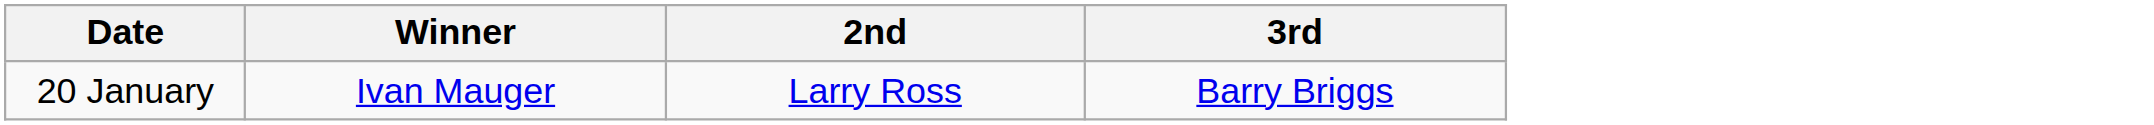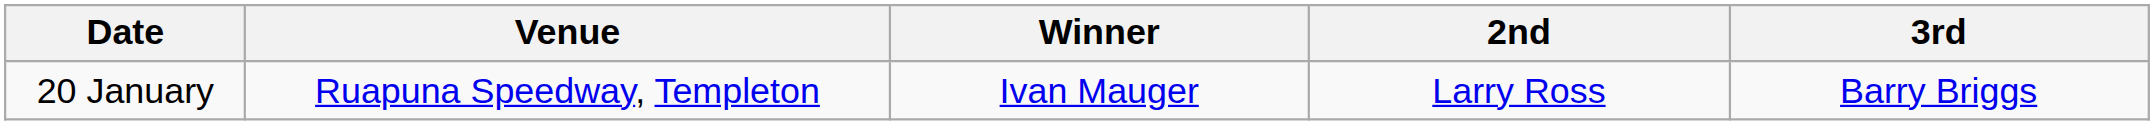+ column: (567, 32)
